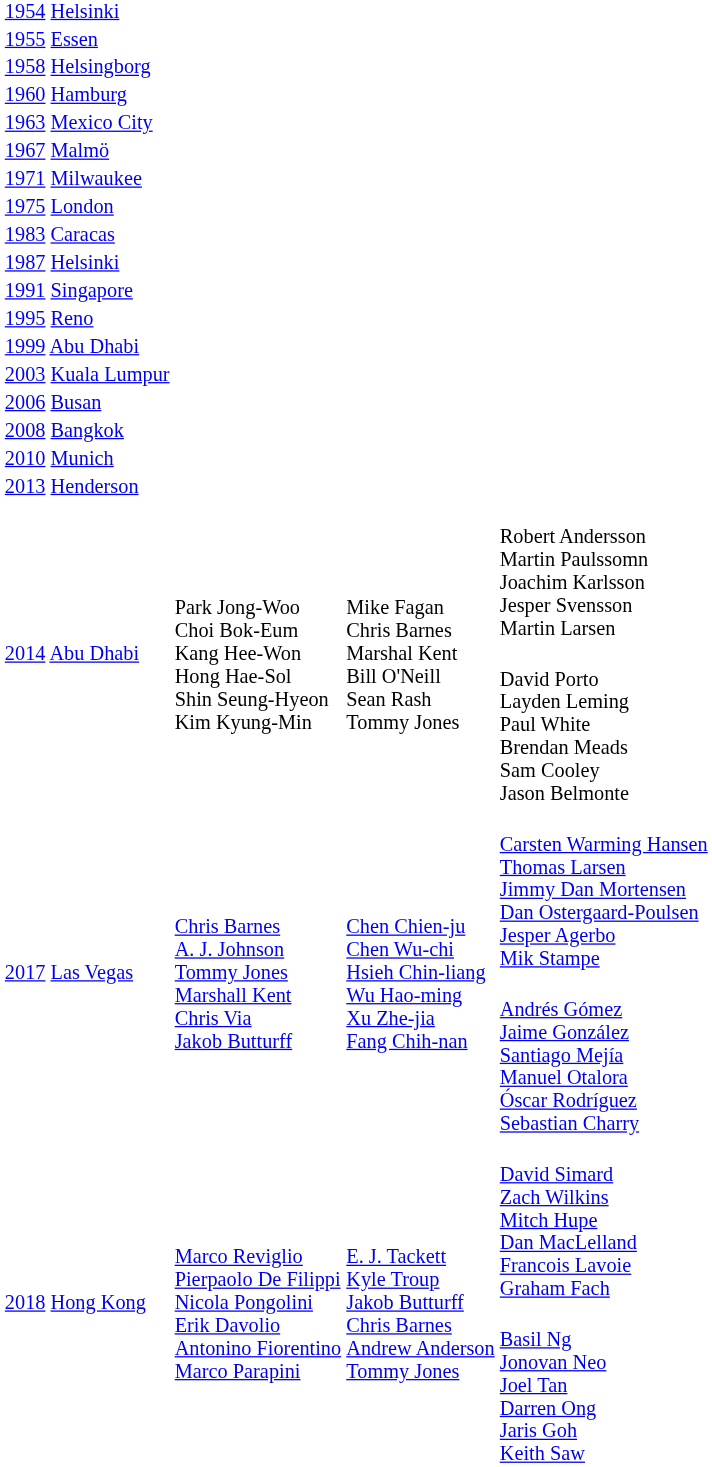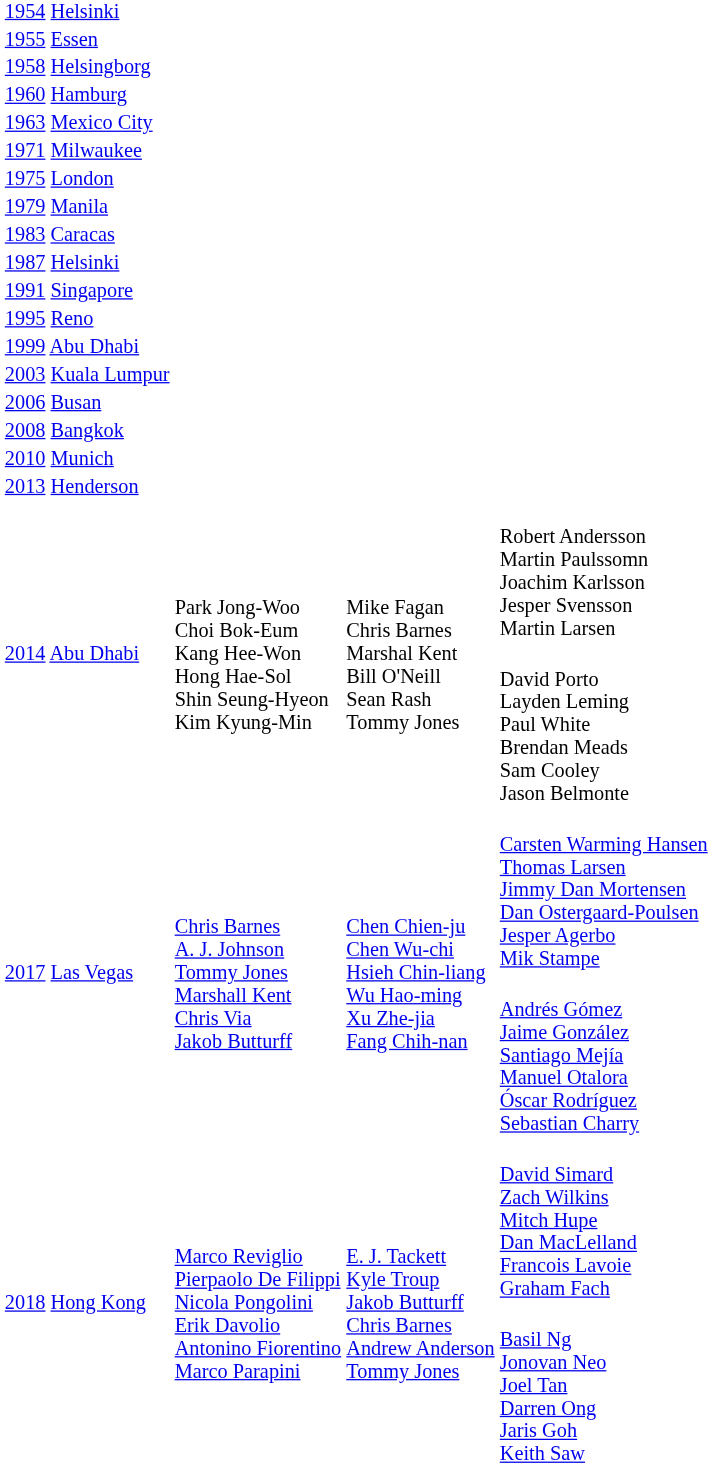- row: (57, 150)
+ row: (56, 206)
